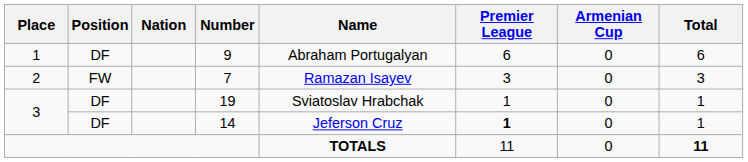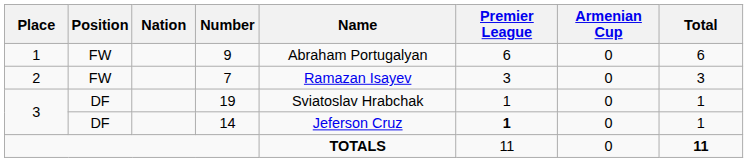(100, 55) DF -> (100, 55) FW
